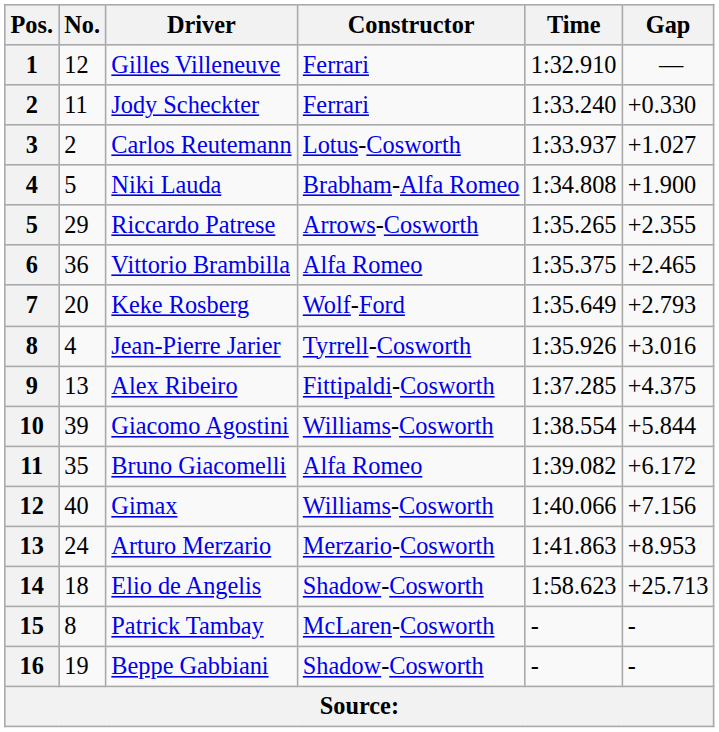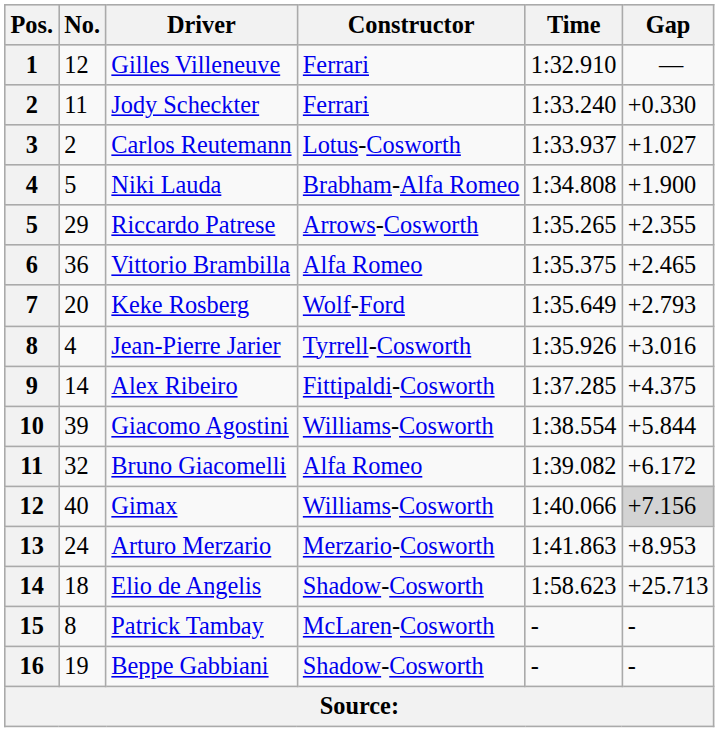(76, 385) 13 -> (76, 385) 14
(76, 465) 35 -> (76, 465) 32
(662, 505) no background -> (662, 505) lightgrey background
